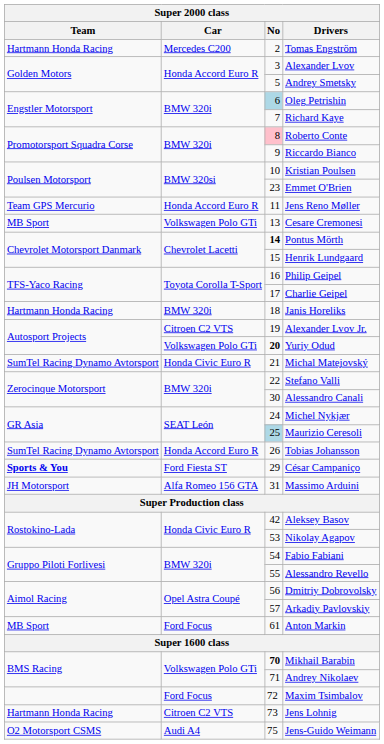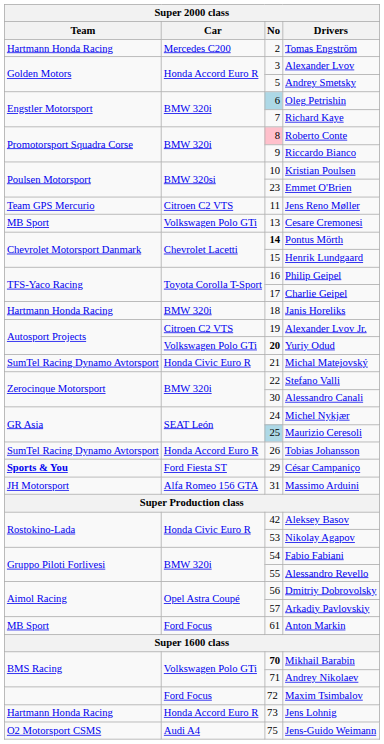(211, 205) Honda Accord Euro R -> (199, 205) Citroen C2 VTS
(199, 712) Citroen C2 VTS -> (211, 712) Honda Accord Euro R
